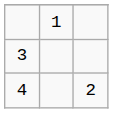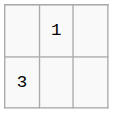- row: (22, 91)
